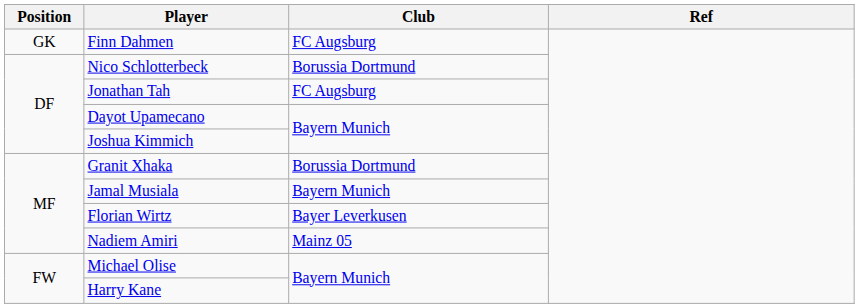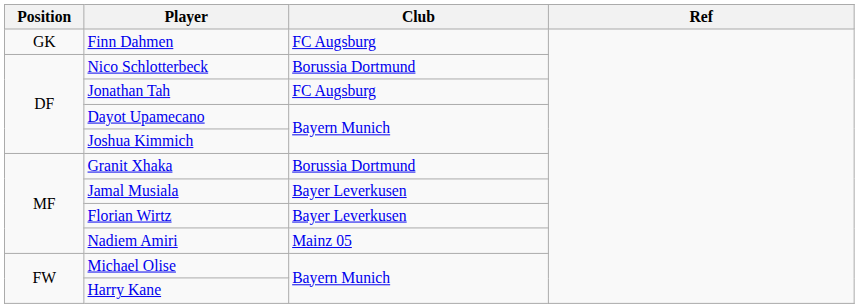(341, 191) Bayern Munich -> (349, 191) Bayer Leverkusen
